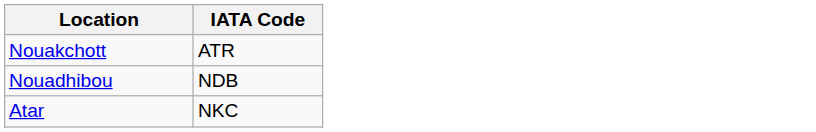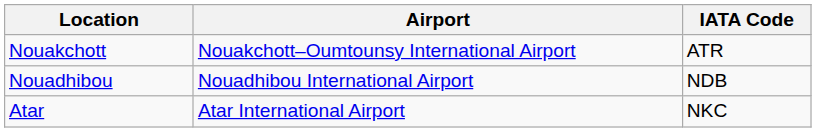+ column: (438, 19)
